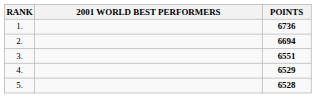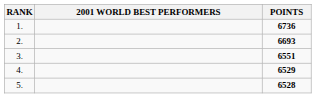(287, 41) 6694 -> (287, 41) 6693
